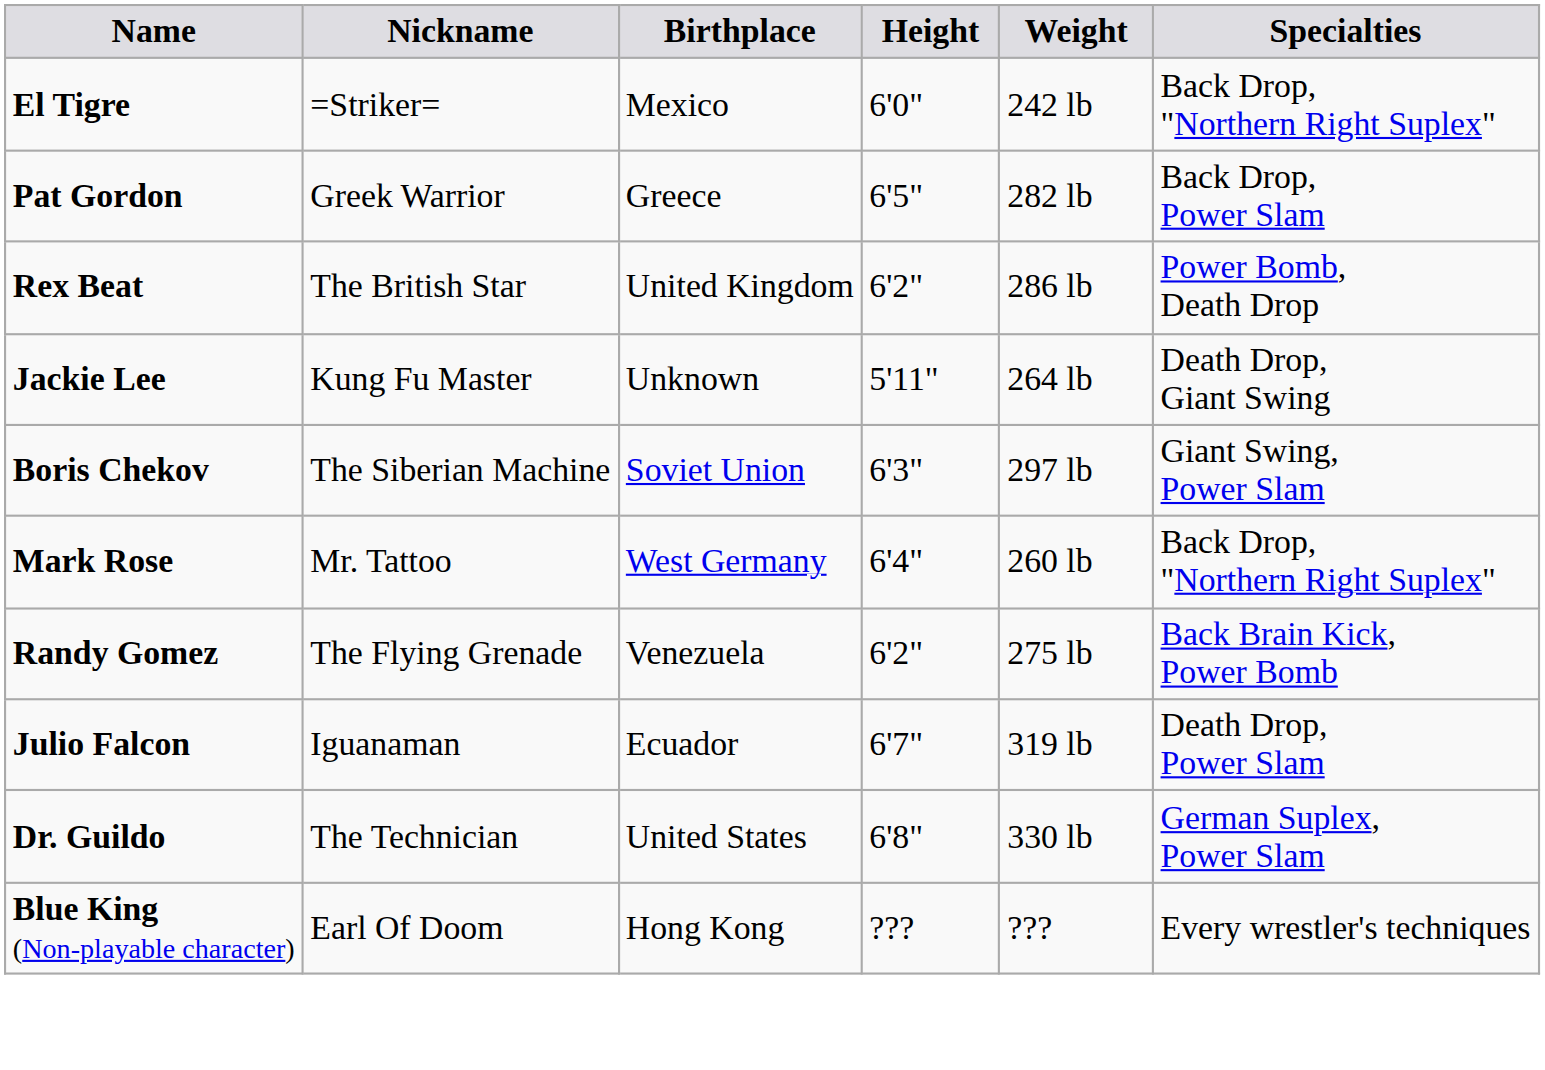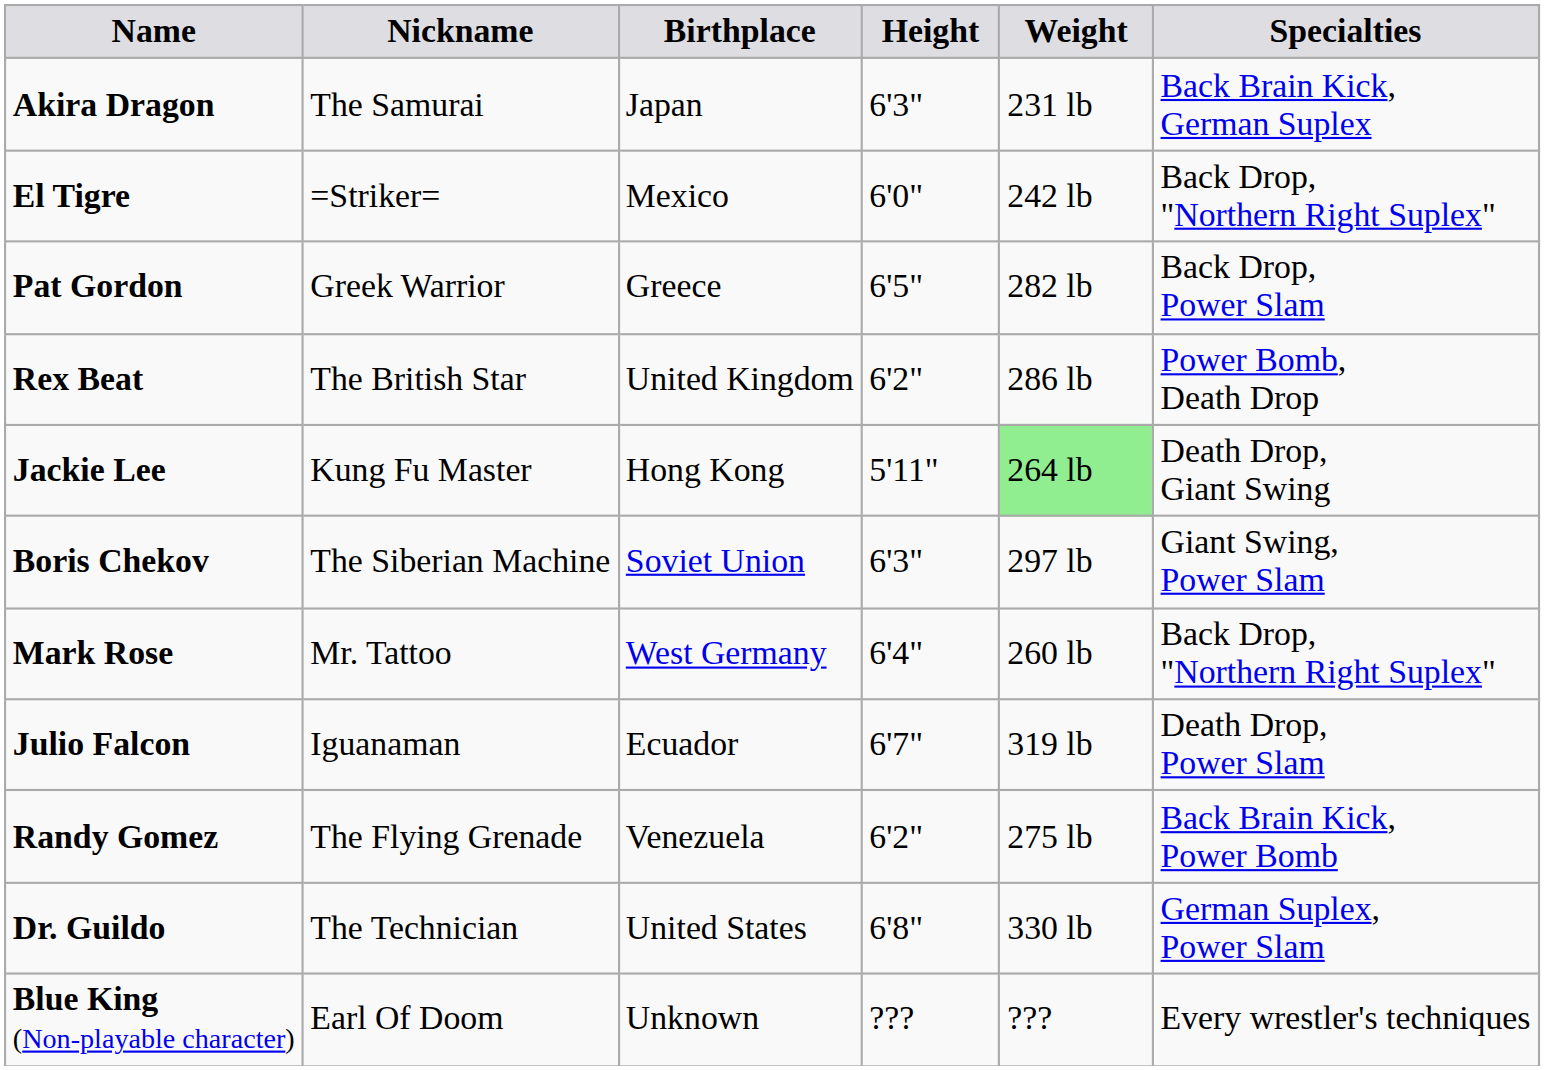+ row: (114, 103)
(692, 378) Unknown -> (705, 469) Hong Kong
(1050, 378) no background -> (1050, 469) lightgreen background
rows swapped: (101, 744) <-> (116, 652)
(705, 927) Hong Kong -> (692, 1019) Unknown
